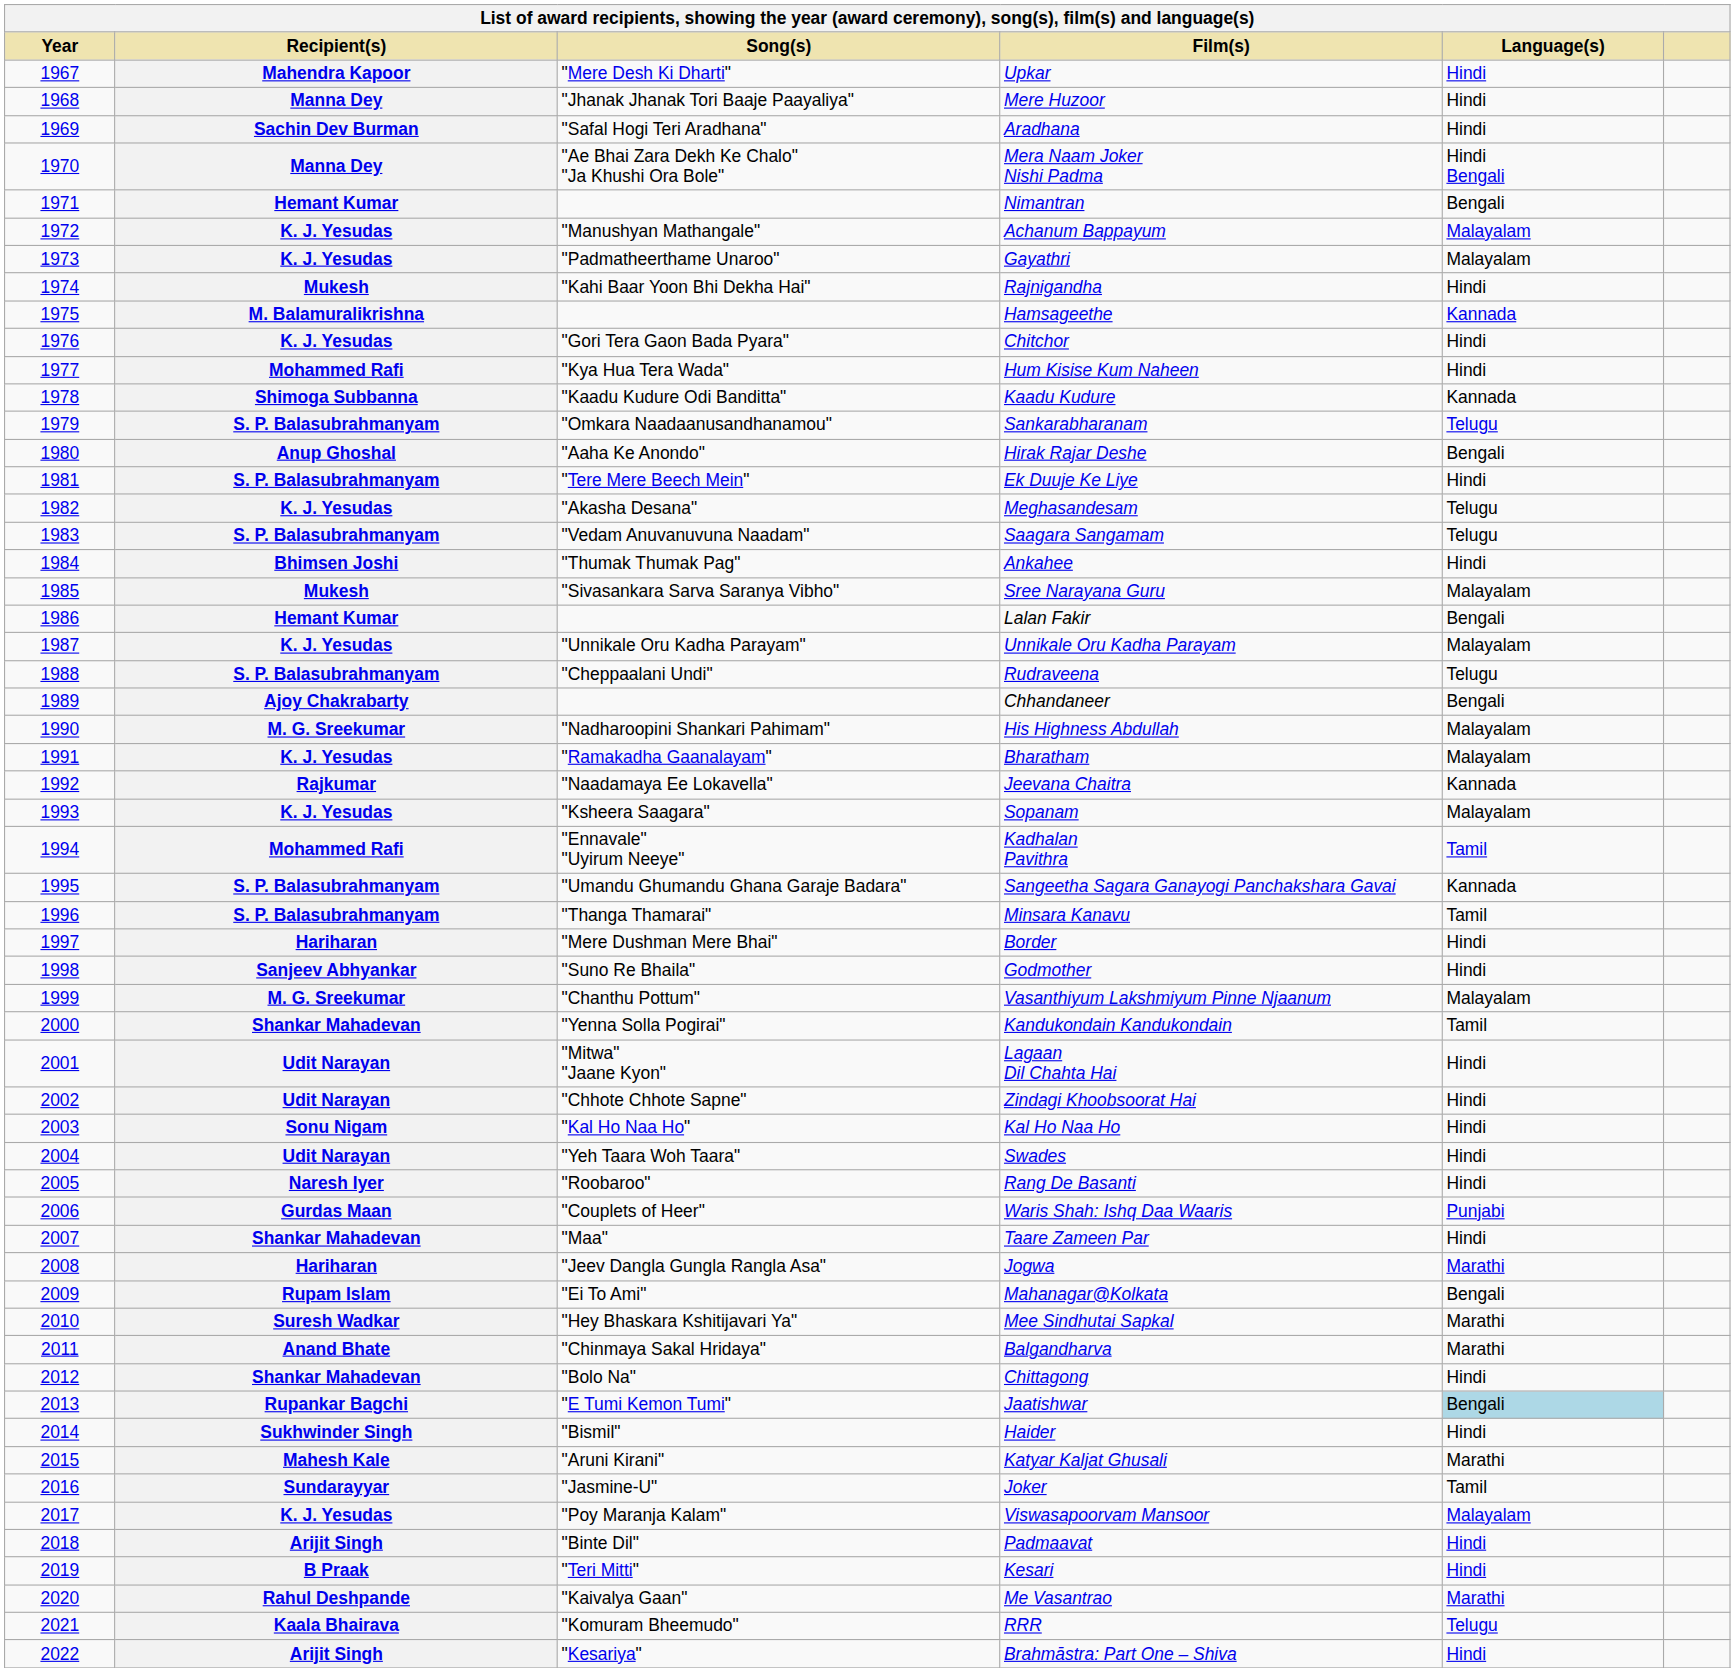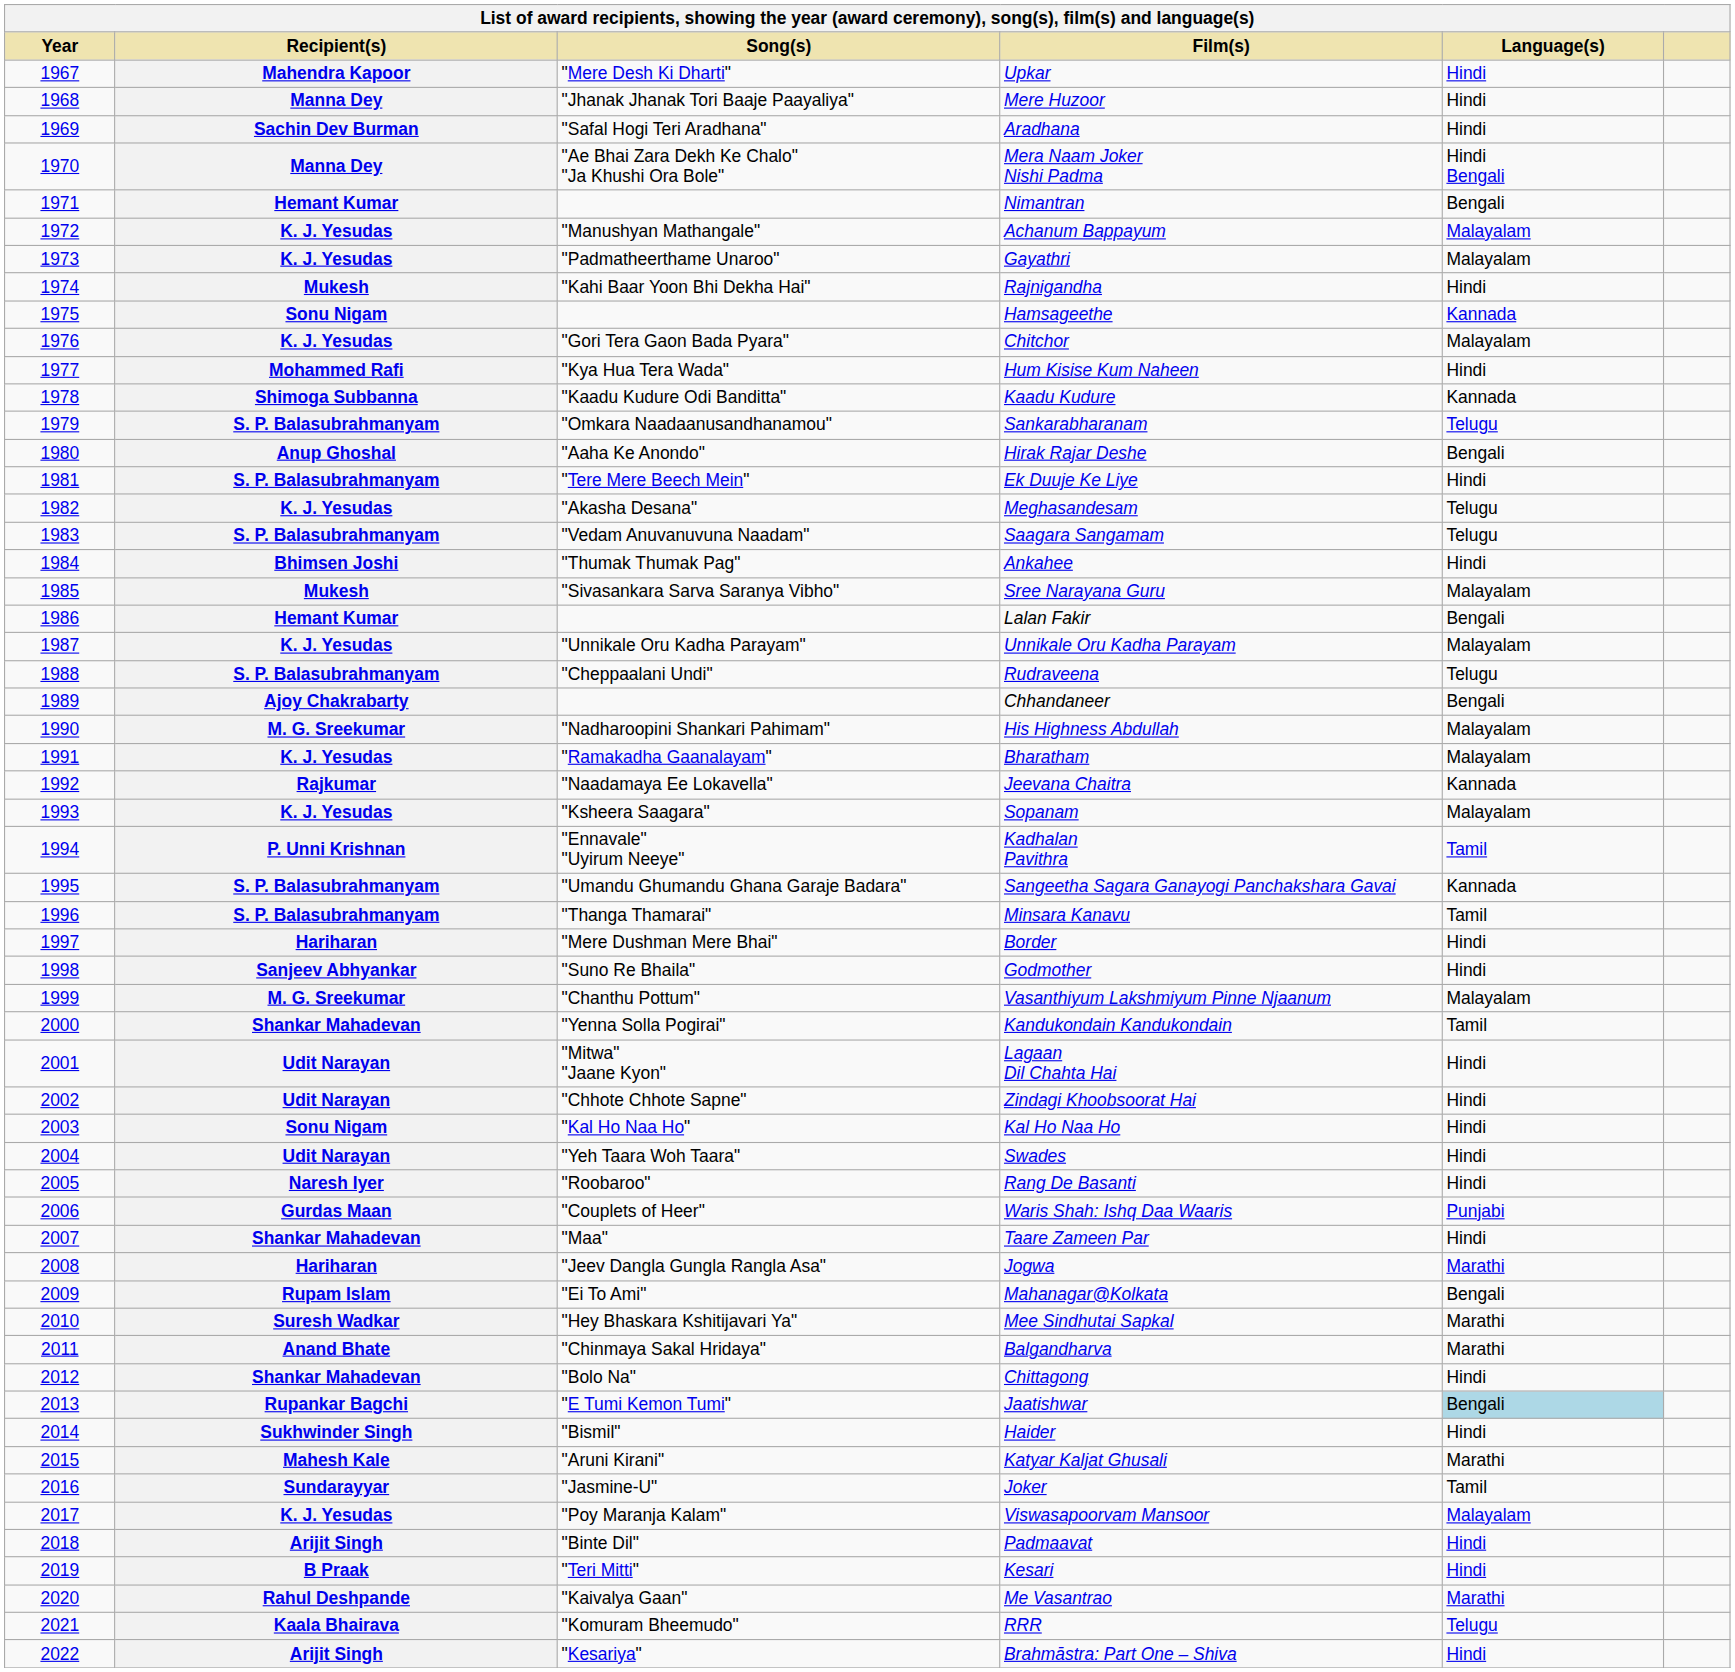(336, 314) M. Balamuralikrishna -> (336, 314) Sonu Nigam
(1466, 342) Hindi -> (1489, 342) Malayalam
(336, 849) Mohammed Rafi -> (336, 849) P. Unni Krishnan
